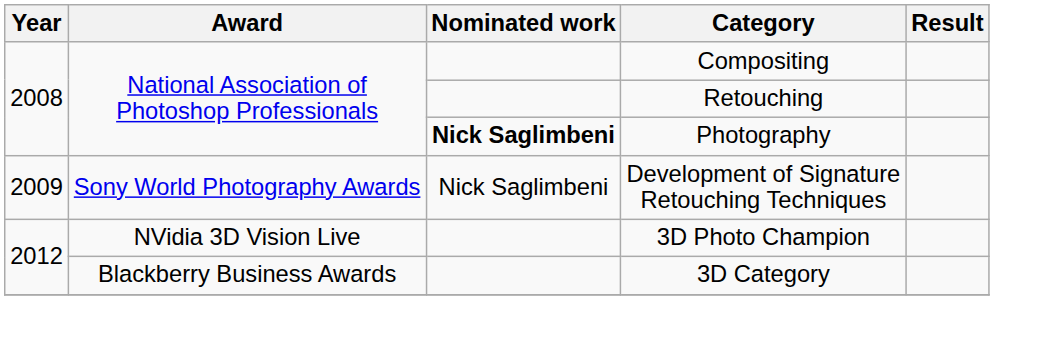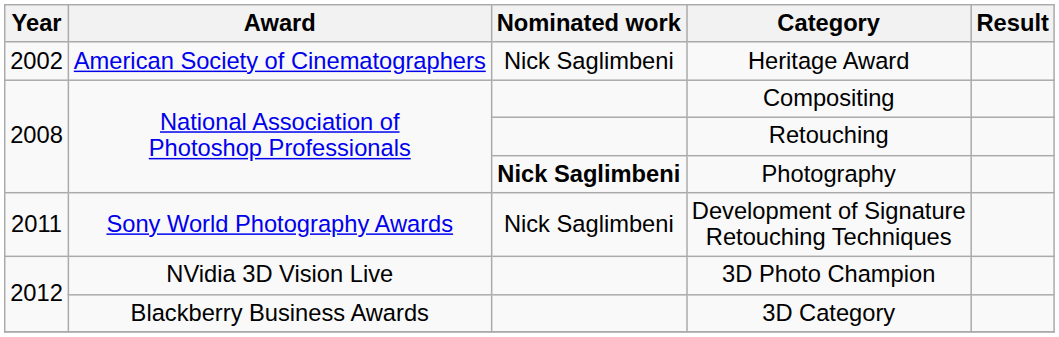+ row: (829, 60)
(37, 186) 2009 -> (37, 224) 2011
